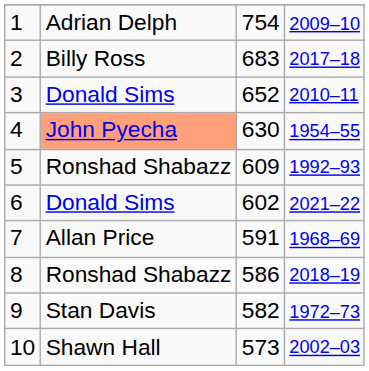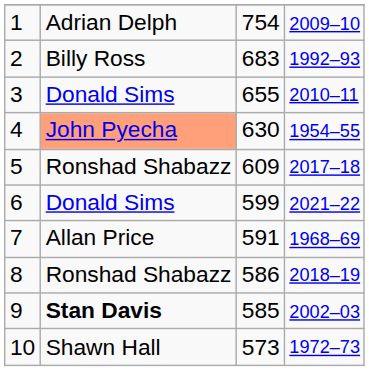(325, 59) 2017–18 -> (325, 59) 1992–93
(261, 94) 652 -> (261, 94) 655
(325, 167) 1992–93 -> (325, 167) 2017–18
(261, 202) 602 -> (261, 202) 599
(101, 310) normal -> (104, 310) bold
(261, 310) 582 -> (261, 310) 585
(325, 311) 1972–73 -> (325, 311) 2002–03
(325, 347) 2002–03 -> (325, 347) 1972–73
